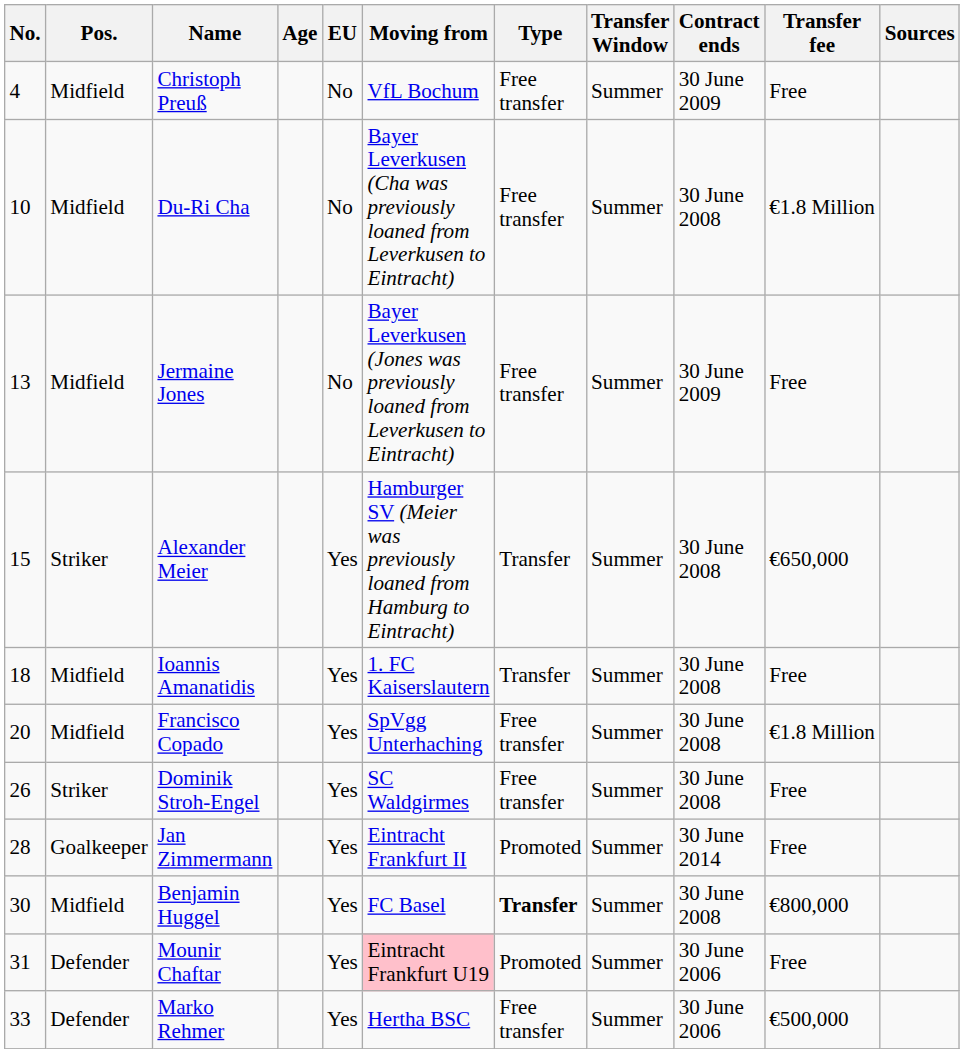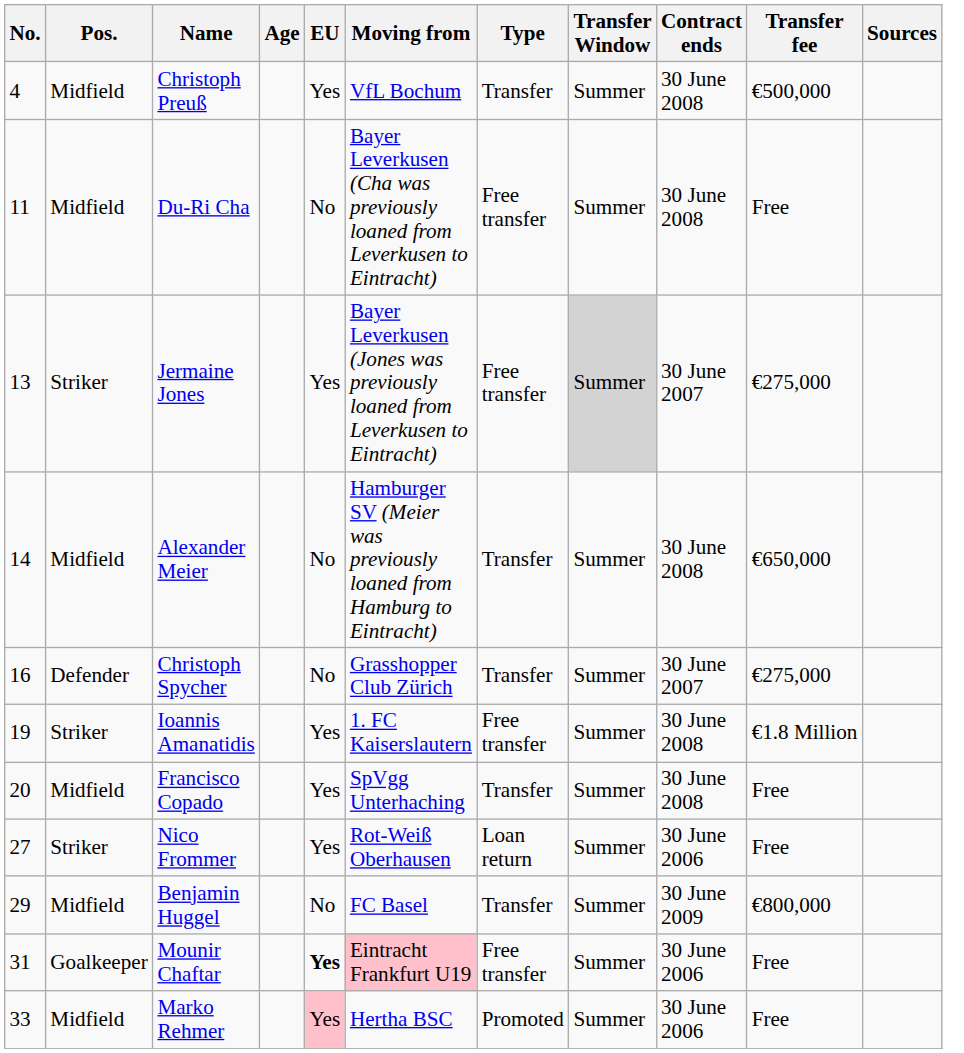(340, 90) No -> (325, 90) Yes
(531, 90) Free transfer -> (517, 90) Transfer
(711, 90) 30 June 2009 -> (694, 90) 30 June 2008
(788, 90) Free -> (791, 90) €500,000
(20, 207) 10 -> (20, 207) 11
(822, 207) €1.8 Million -> (770, 207) Free
(87, 383) Midfield -> (79, 383) Striker
(340, 383) No -> (325, 383) Yes
(627, 383) no background -> (609, 383) lightgrey background
(711, 383) 30 June 2009 -> (694, 383) 30 June 2007
(788, 383) Free -> (791, 383) €275,000
(20, 559) 15 -> (20, 559) 14
(79, 559) Striker -> (87, 559) Midfield
(342, 559) Yes -> (322, 559) No
+ row: (199, 675)
(20, 675) 18 -> (20, 733) 19
(87, 675) Midfield -> (79, 733) Striker
(535, 675) Transfer -> (514, 733) Free transfer
(788, 675) Free -> (805, 733) €1.8 Million
(531, 733) Free transfer -> (517, 790) Transfer
(822, 733) €1.8 Million -> (770, 790) Free
- row: (208, 790)
+ row: (197, 847)
- row: (215, 847)
(20, 904) 30 -> (20, 904) 29
(342, 904) Yes -> (322, 904) No
(538, 904) bold -> (517, 904) normal
(711, 904) 30 June 2008 -> (694, 904) 30 June 2009
(90, 962) Defender -> (99, 962) Goalkeeper
(342, 962) normal -> (325, 962) bold
(540, 962) Promoted -> (514, 962) Free transfer
(90, 1019) Defender -> (87, 1019) Midfield
(342, 1019) no background -> (325, 1019) pink background
(531, 1019) Free transfer -> (523, 1019) Promoted
(809, 1019) €500,000 -> (770, 1019) Free
